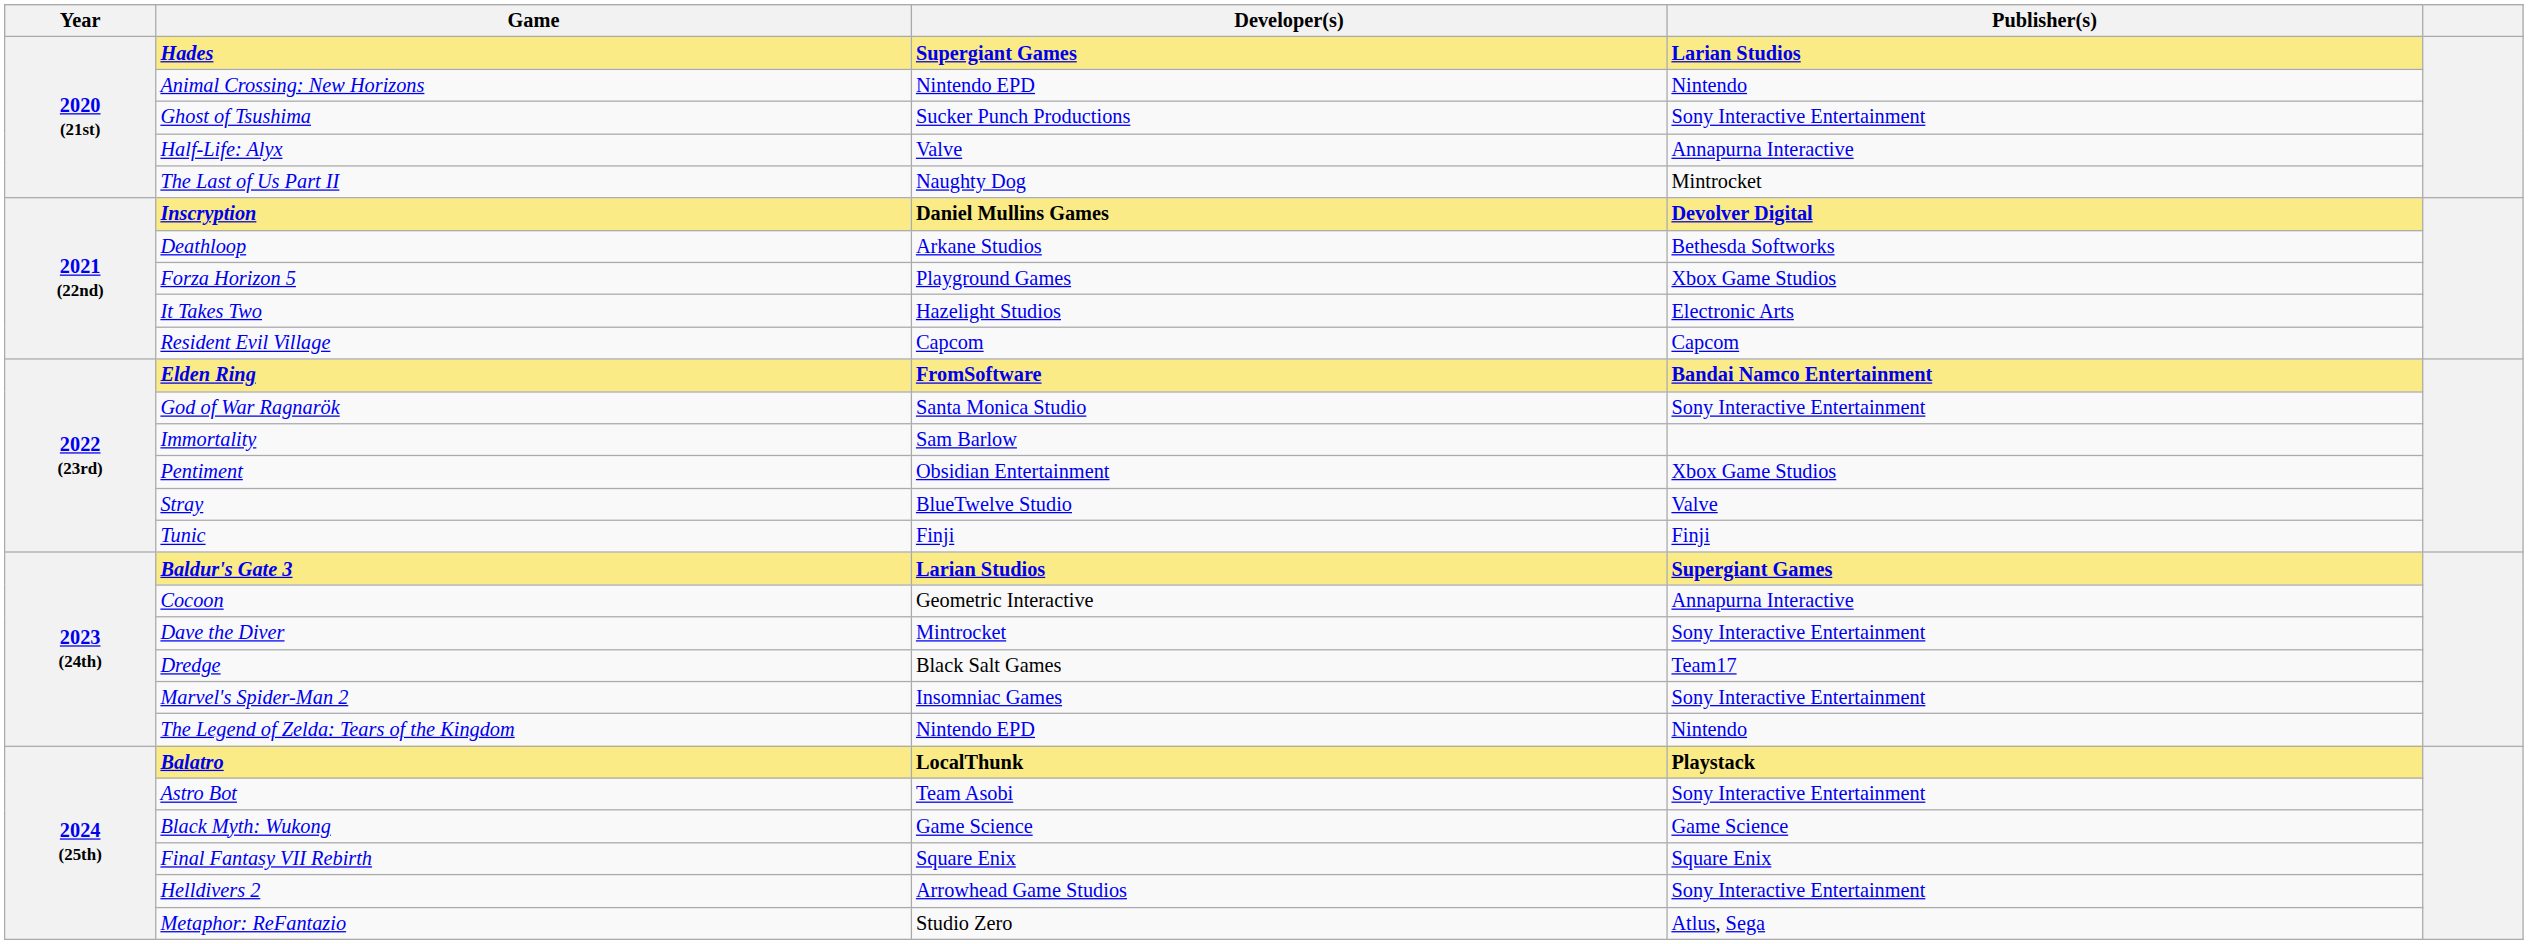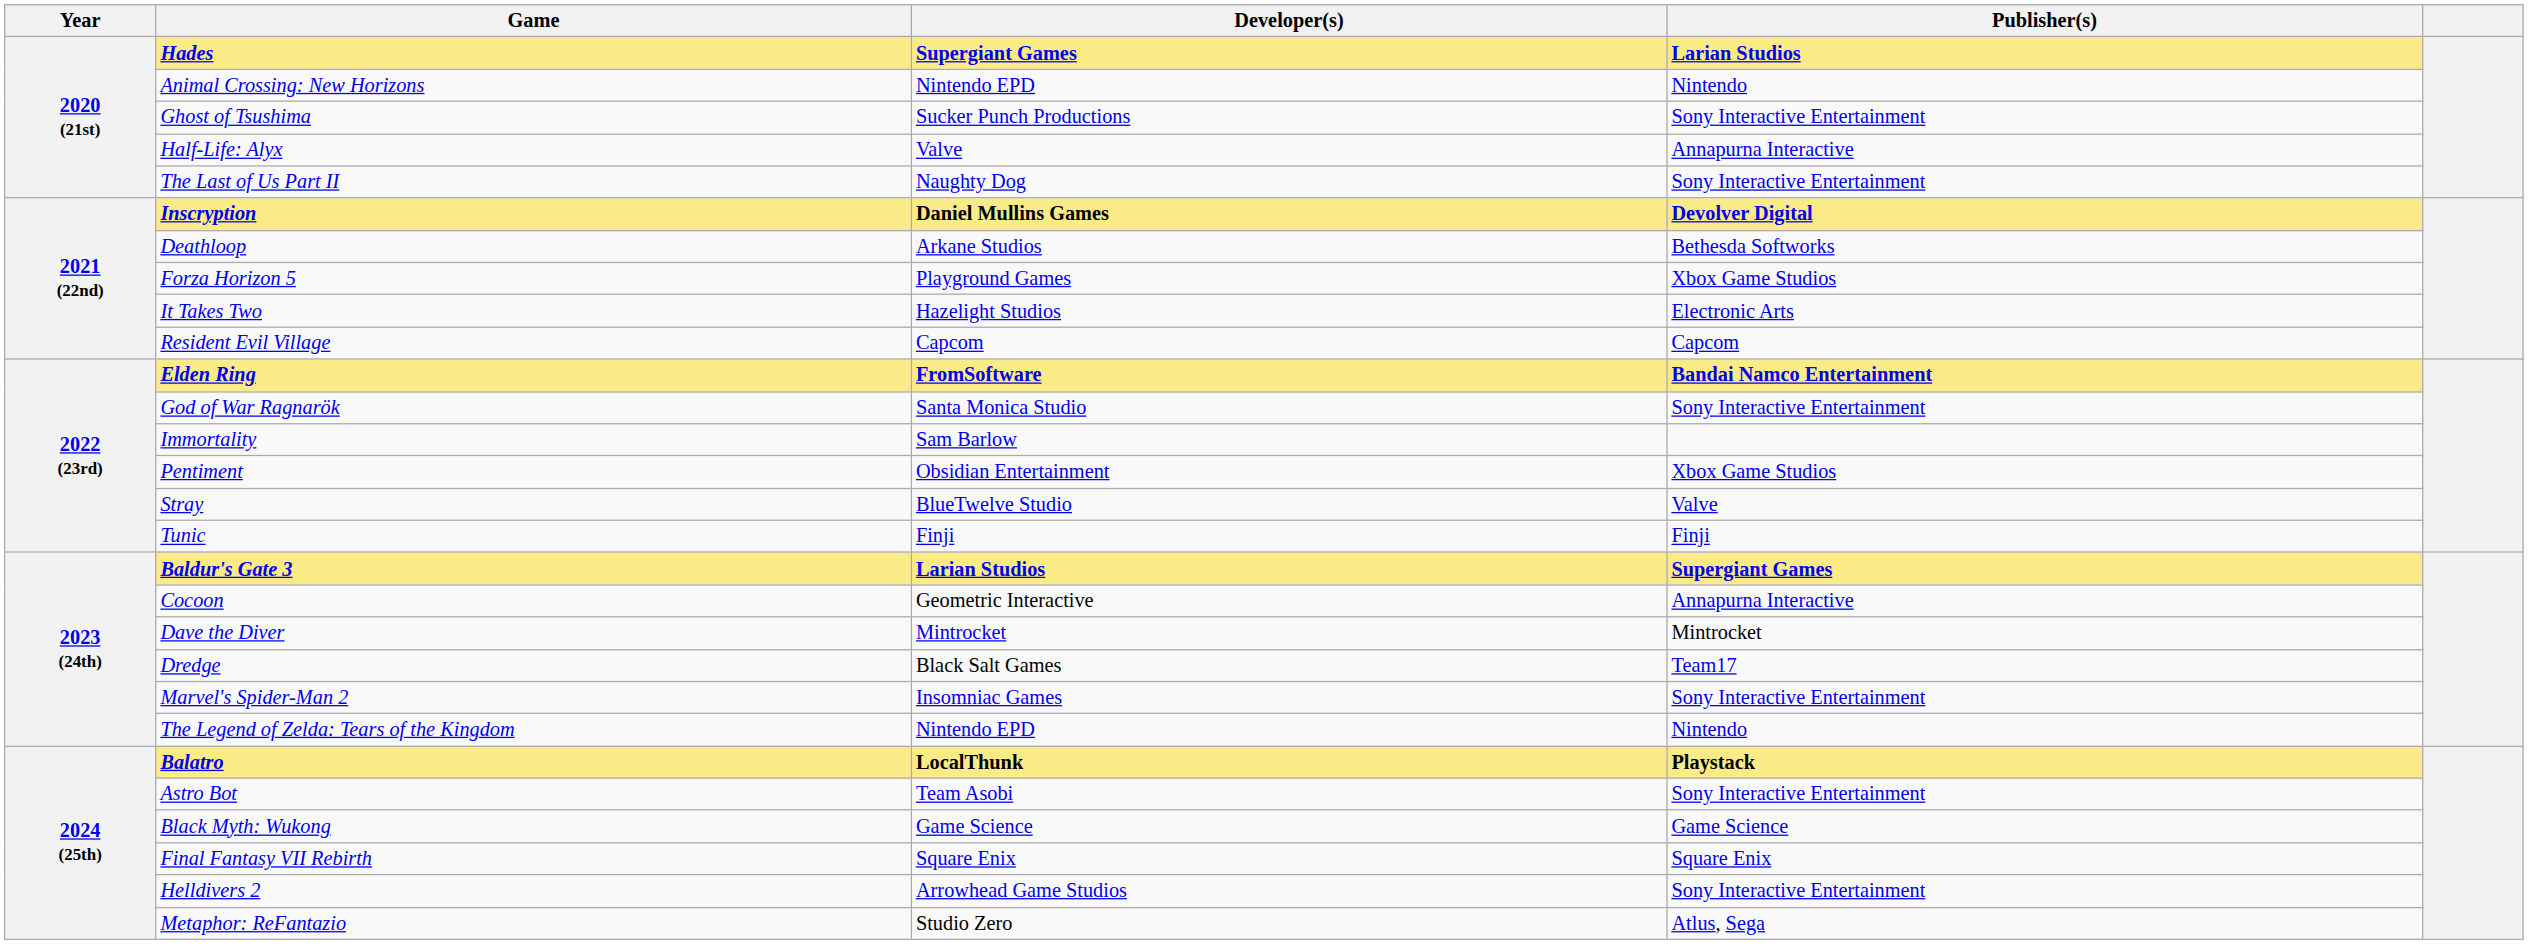(1717, 181) Mintrocket -> (1798, 181) Sony Interactive Entertainment
(1798, 632) Sony Interactive Entertainment -> (1717, 632) Mintrocket
